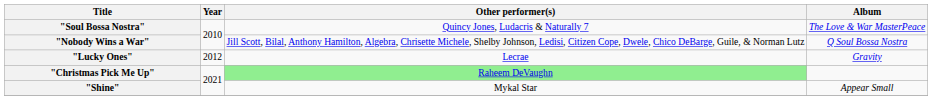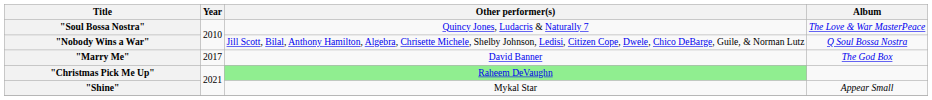- row: (103, 57)
+ row: (103, 57)
